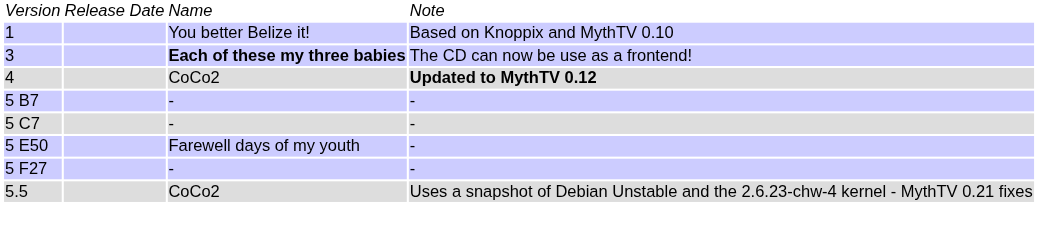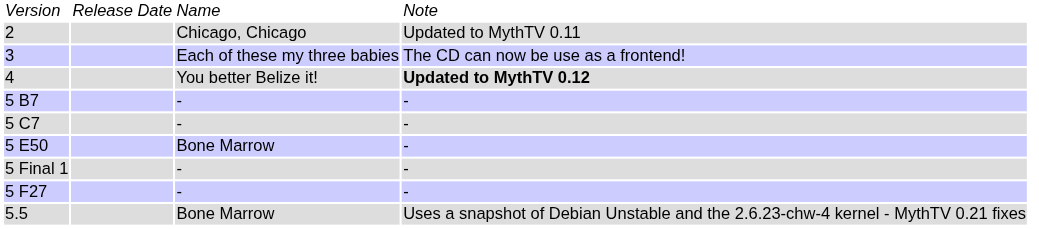- row: (10, 33)
+ row: (10, 33)
(287, 55) bold -> (288, 55) normal
(194, 78) CoCo2 -> (247, 78) You better Belize it!
(264, 146) Farewell days of my youth -> (225, 146) Bone Marrow
+ row: (37, 168)
(194, 191) CoCo2 -> (225, 214) Bone Marrow
